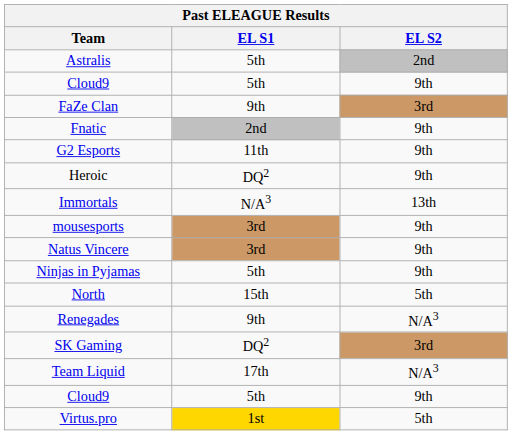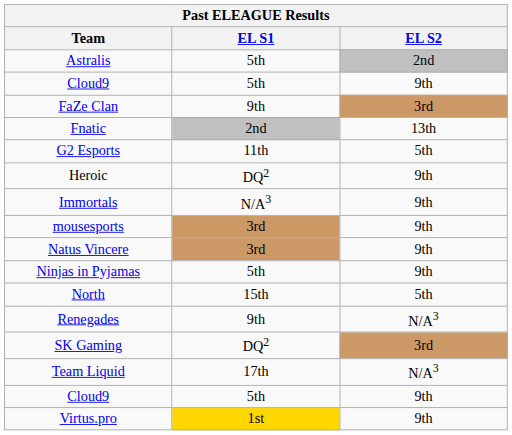(424, 128) 9th -> (424, 128) 13th
(424, 151) 9th -> (424, 151) 5th
(424, 202) 13th -> (424, 202) 9th
(424, 418) 5th -> (424, 418) 9th
